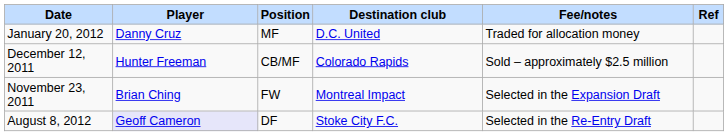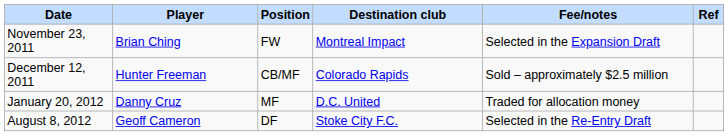rows swapped: (46, 95) <-> (55, 34)
(158, 121) lavender background -> (158, 121) no background
